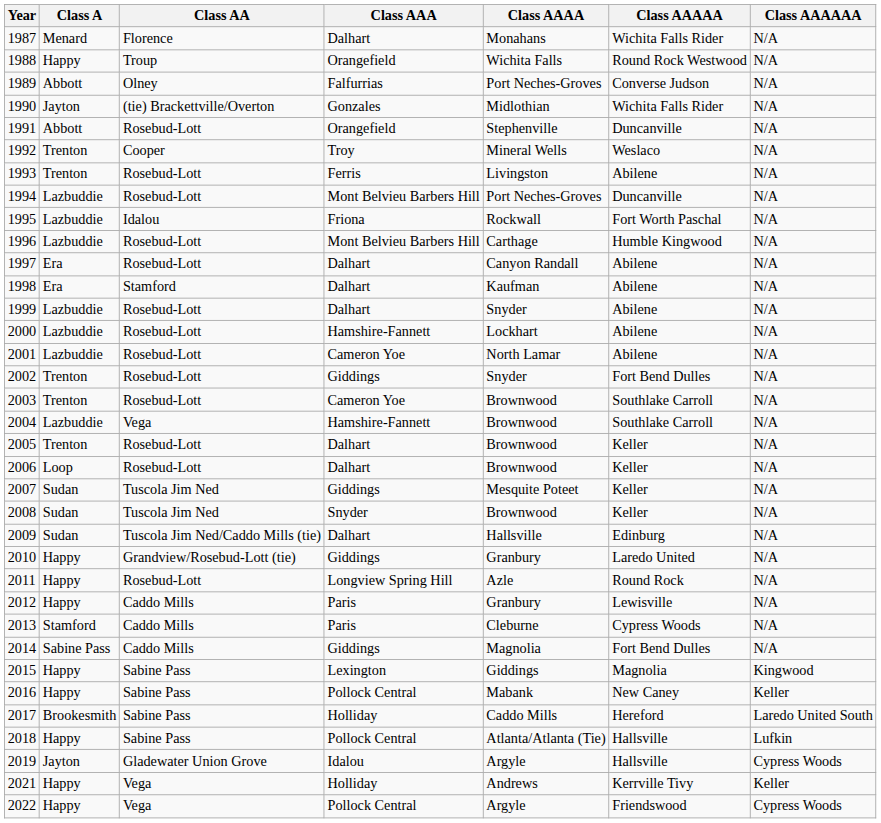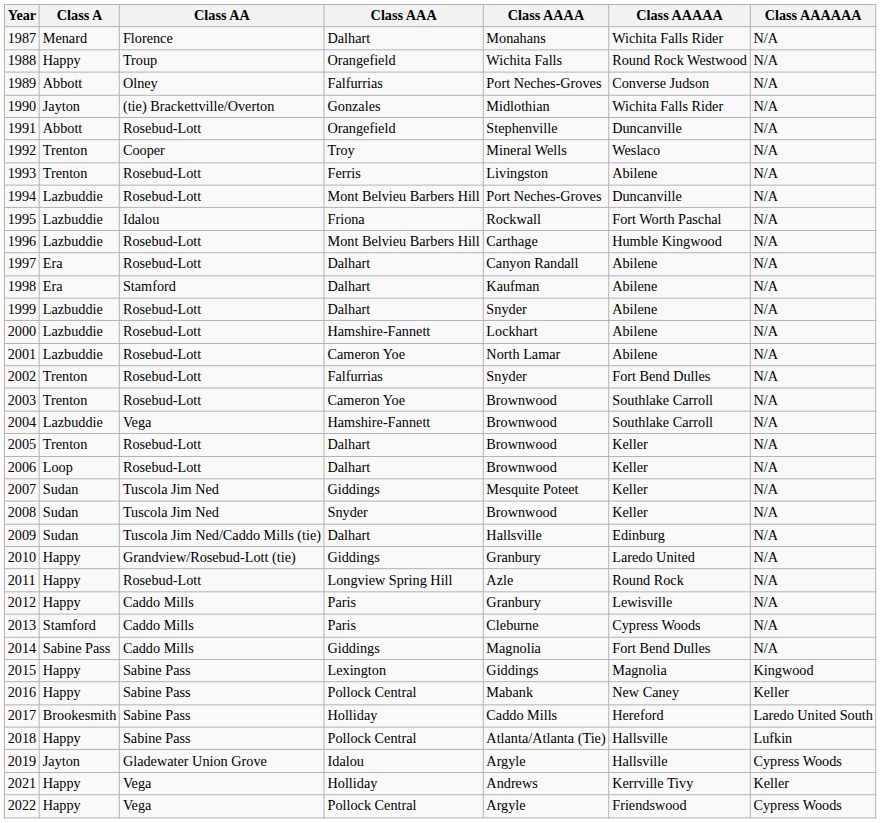(354, 377) Giddings -> (355, 377) Falfurrias
